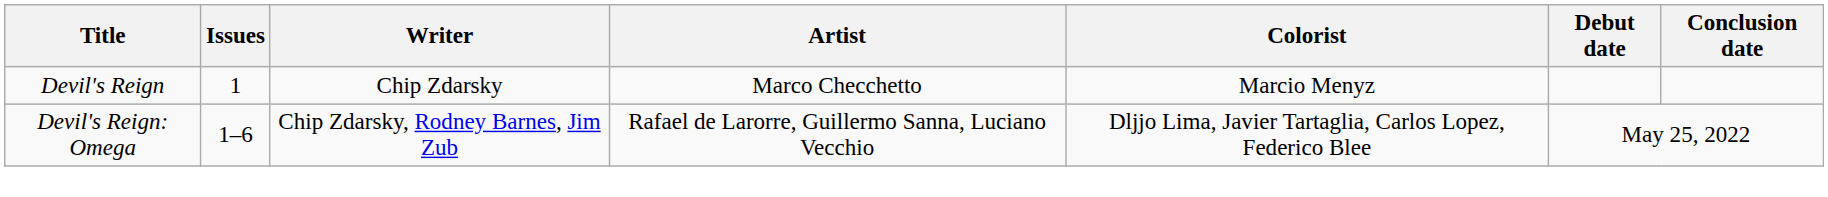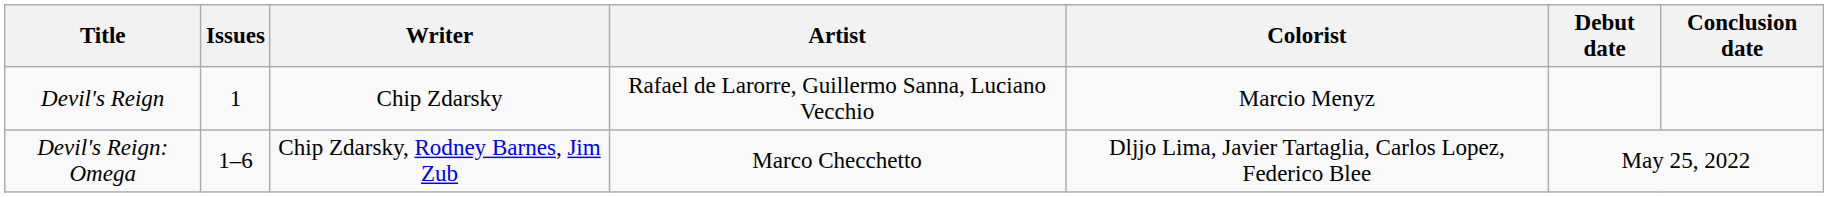(837, 85) Marco Checchetto -> (837, 98) Rafael de Larorre, Guillermo Sanna, Luciano Vecchio
(837, 134) Rafael de Larorre, Guillermo Sanna, Luciano Vecchio -> (837, 160) Marco Checchetto
